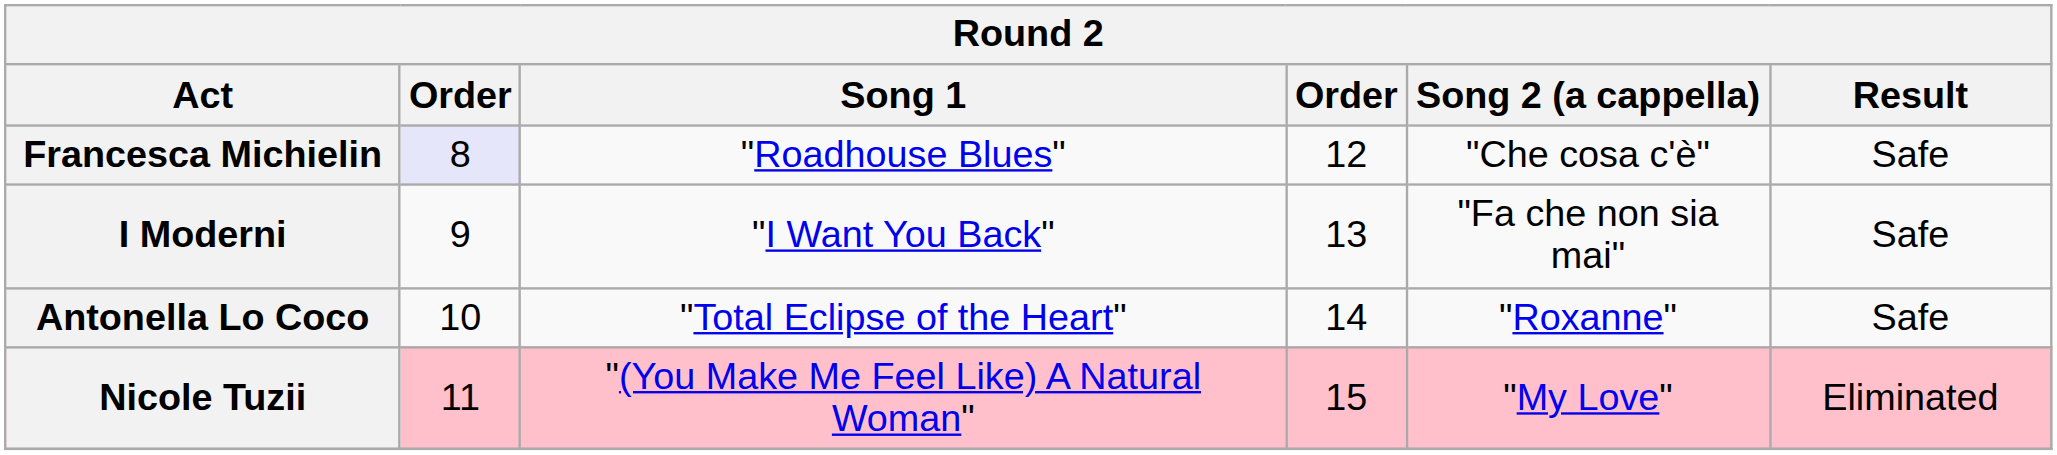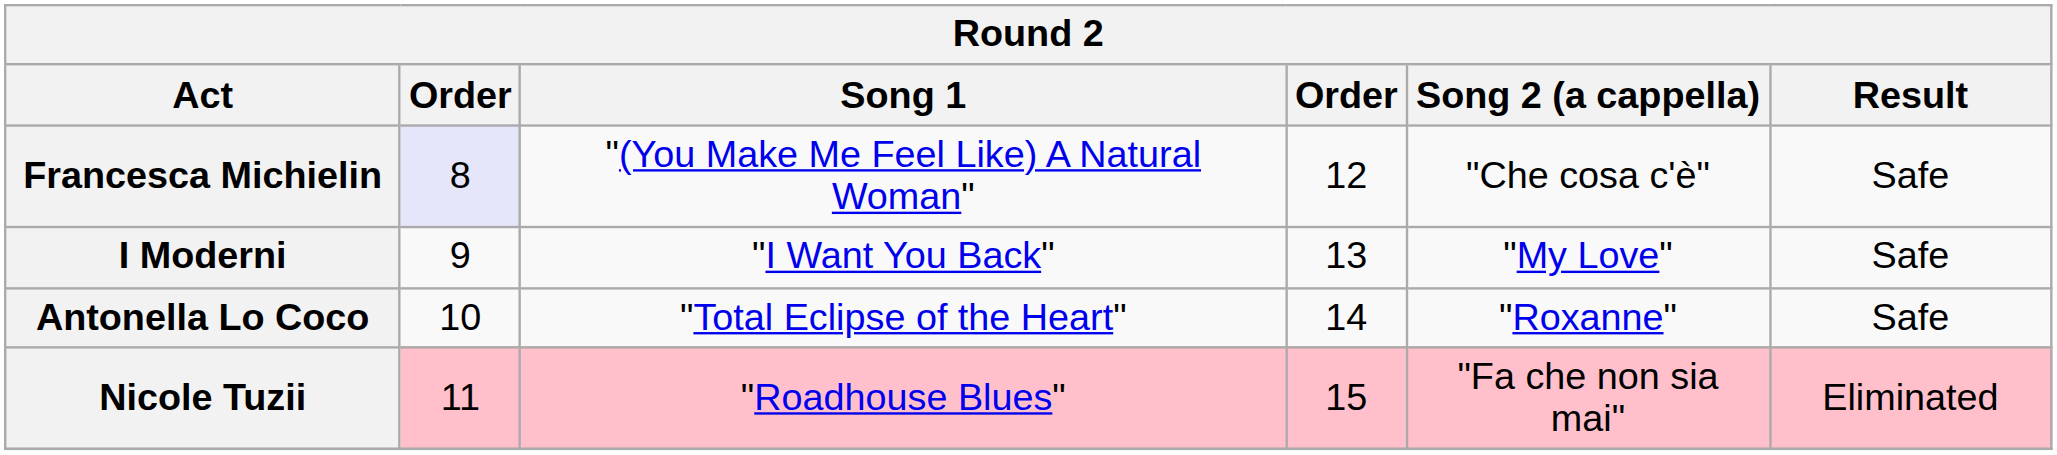(903, 154) "Roadhouse Blues" -> (903, 175) "(You Make Me Feel Like) A Natural Woman"
(1588, 235) "Fa che non sia mai" -> (1588, 256) "My Love"
(903, 397) "(You Make Me Feel Like) A Natural Woman" -> (903, 397) "Roadhouse Blues"
(1588, 397) "My Love" -> (1588, 397) "Fa che non sia mai"
